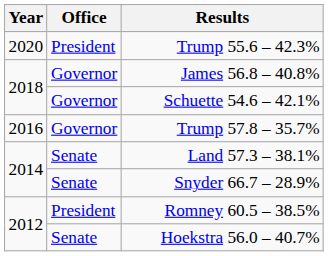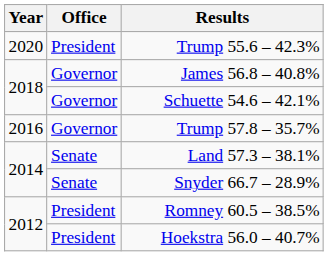(74, 237) Senate -> (83, 237) President
